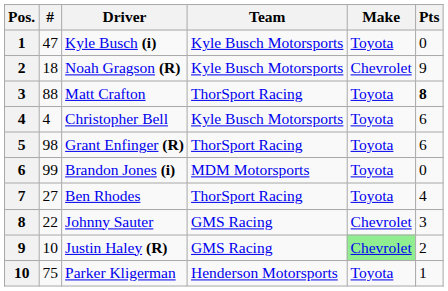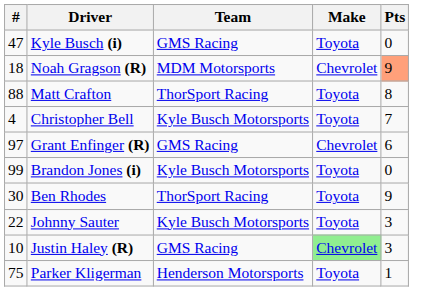- column: (22, 17)
(267, 43) Kyle Busch Motorsports -> (197, 43) GMS Racing
(267, 68) Kyle Busch Motorsports -> (216, 68) MDM Motorsports
(423, 68) no background -> (388, 68) lightsalmon background
(423, 94) bold -> (388, 94) normal
(423, 119) 6 -> (388, 119) 7
(50, 145) 98 -> (16, 145) 97
(247, 145) ThorSport Racing -> (197, 145) GMS Racing
(372, 145) Toyota -> (347, 145) Chevrolet
(250, 170) MDM Motorsports -> (233, 170) Kyle Busch Motorsports
(50, 196) 27 -> (16, 196) 30
(423, 196) 4 -> (388, 196) 9
(232, 221) GMS Racing -> (233, 221) Kyle Busch Motorsports
(381, 221) Chevrolet -> (338, 221) Toyota
(423, 247) 2 -> (388, 247) 3
